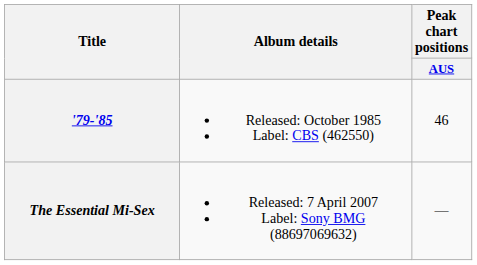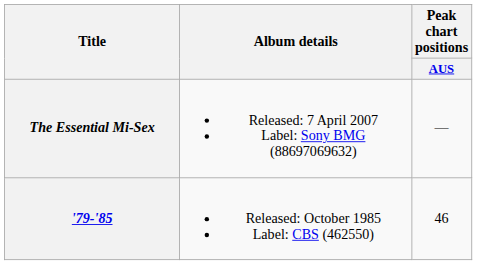rows swapped: (92, 120) <-> (92, 210)
